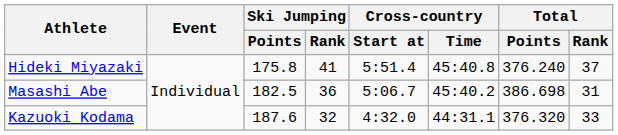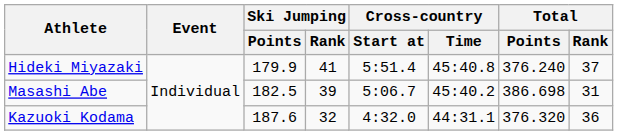(275, 67) 175.8 -> (275, 67) 179.9
(328, 92) 36 -> (328, 92) 39
(590, 118) 33 -> (590, 118) 36
